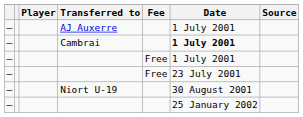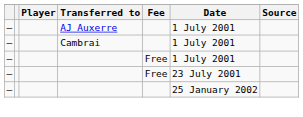(203, 43) bold -> (203, 43) normal
- row: (9, 89)
